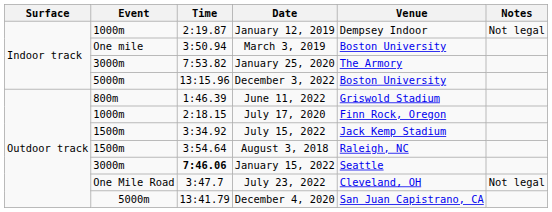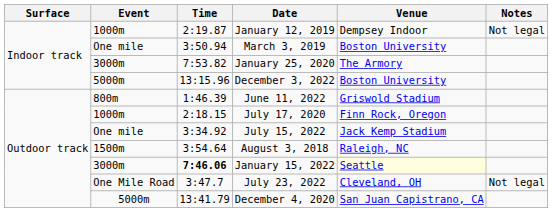(109, 132) 1500m -> (118, 132) One mile
(362, 165) no background -> (362, 165) lightyellow background
